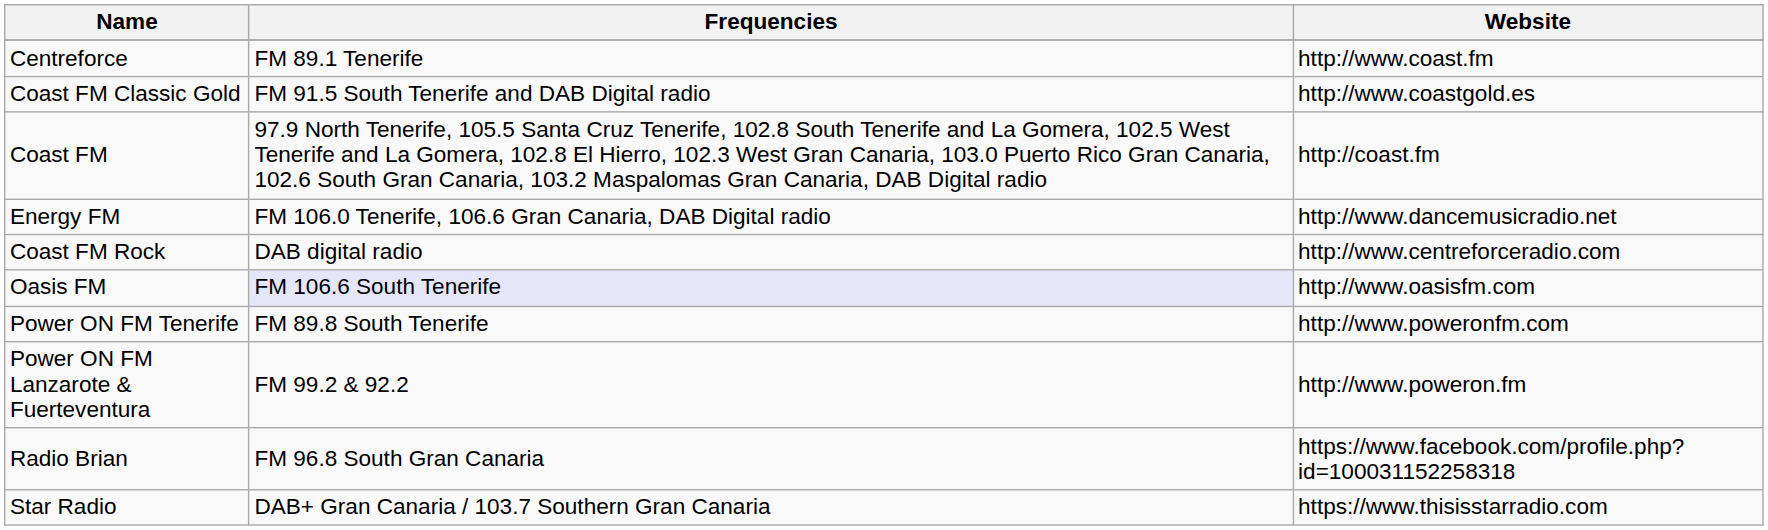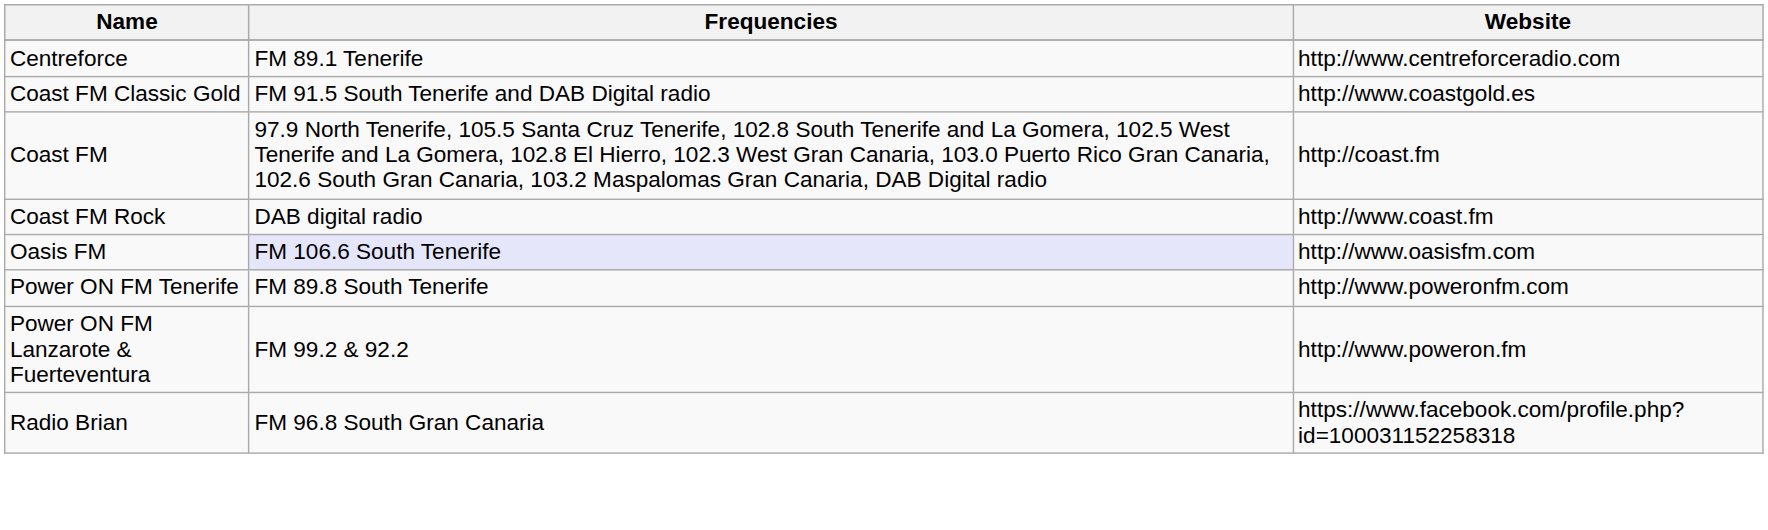(1396, 58) http://www.coast.fm -> (1459, 58) http://www.centreforceradio.com
- row: (65, 216)
(1459, 252) http://www.centreforceradio.com -> (1396, 216) http://www.coast.fm
- row: (63, 507)
